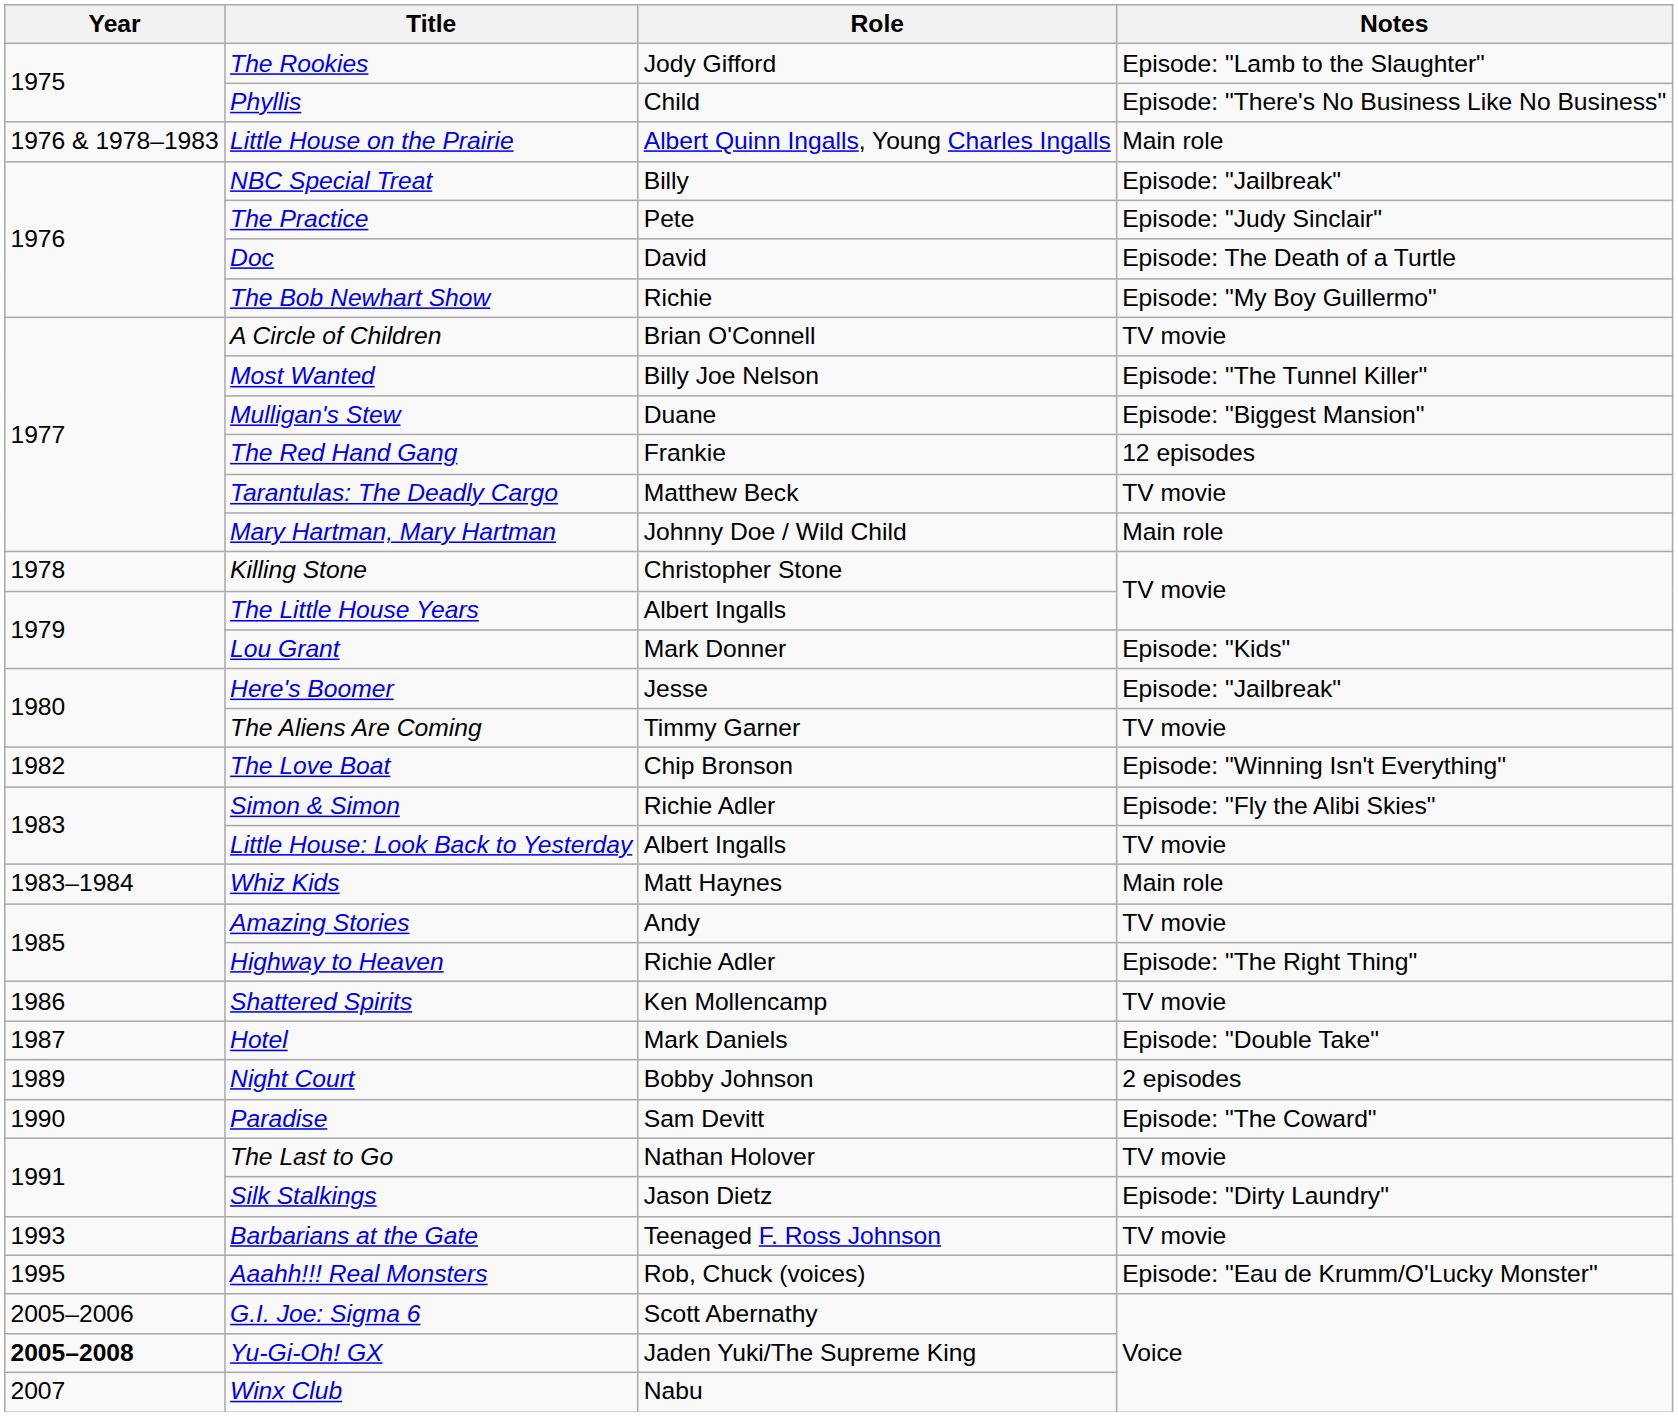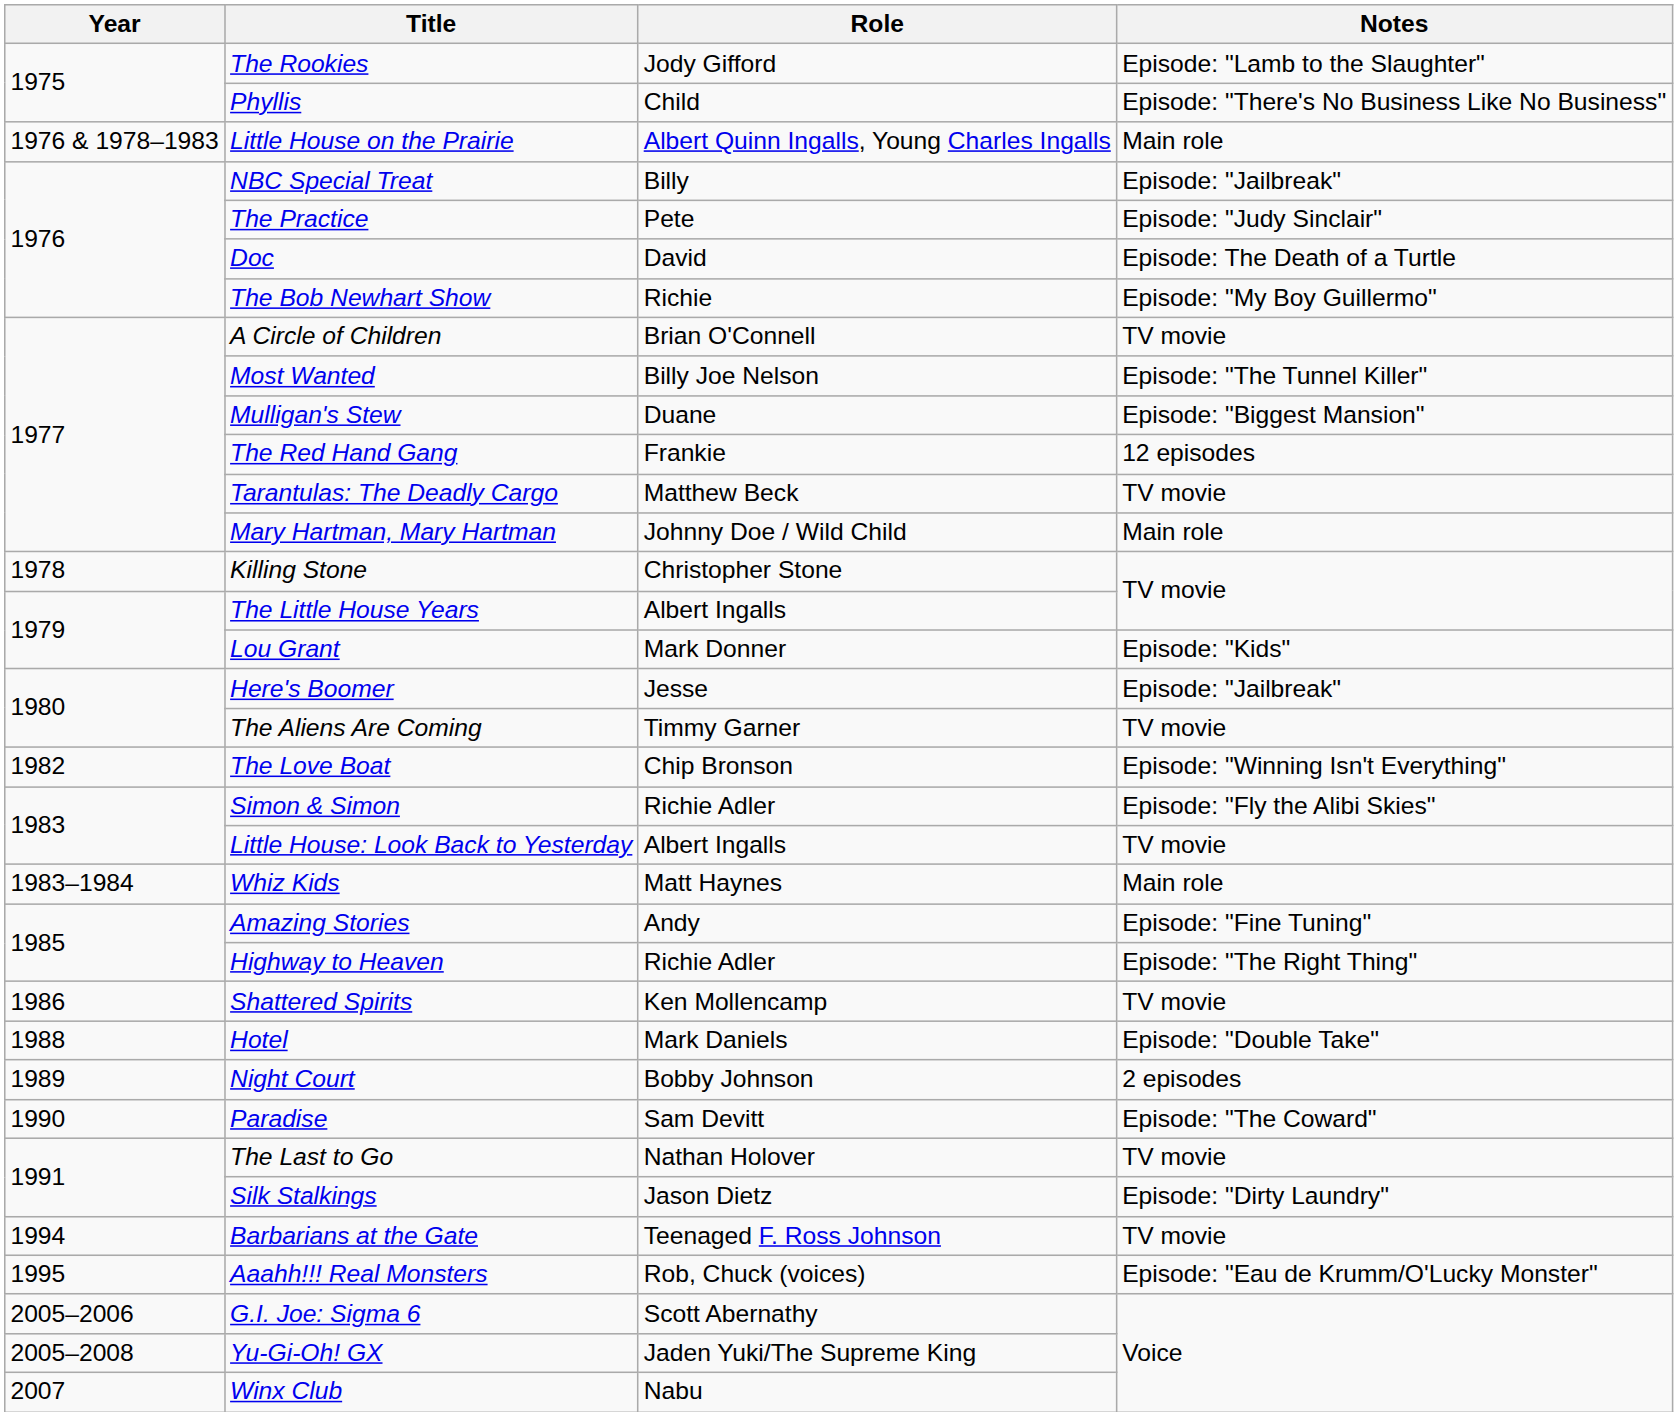(1174, 922) TV movie -> (1247, 922) Episode: "Fine Tuning"
(38, 1040) 1987 -> (38, 1040) 1988
(38, 1235) 1993 -> (38, 1235) 1994
(72, 1352) bold -> (72, 1352) normal
